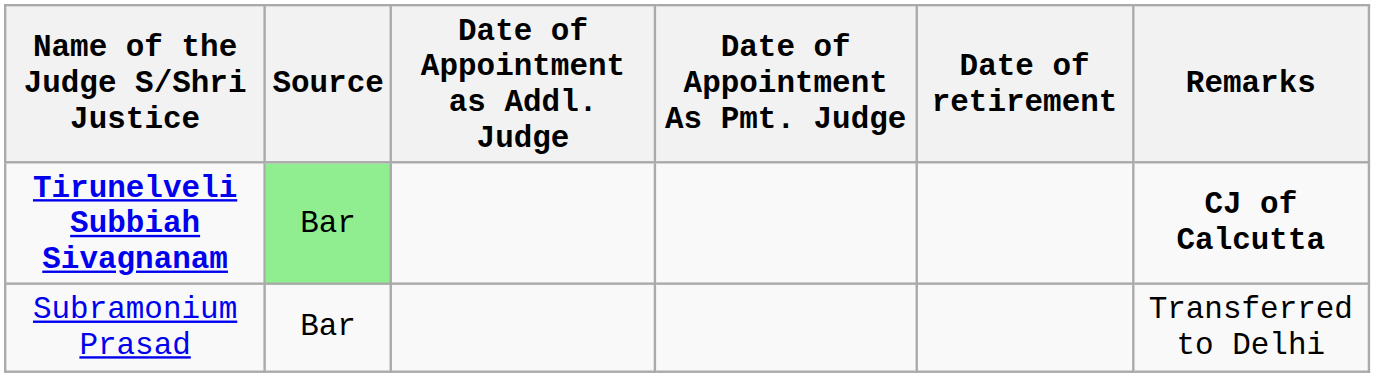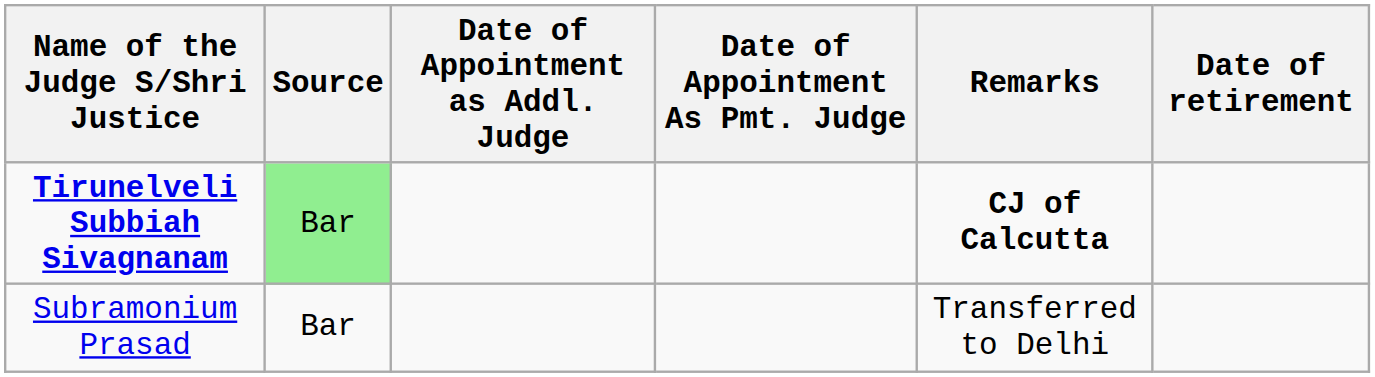columns swapped: (1025, 84) <-> (1251, 84)
